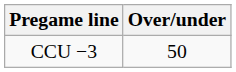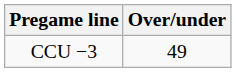(177, 51) 50 -> (177, 51) 49
